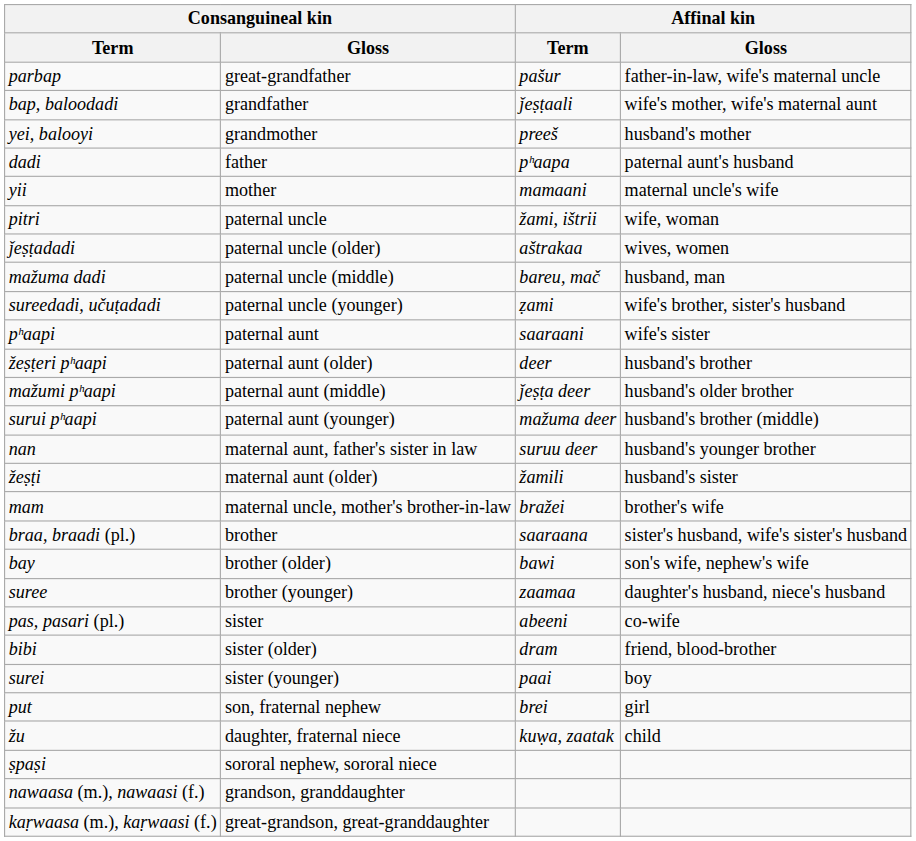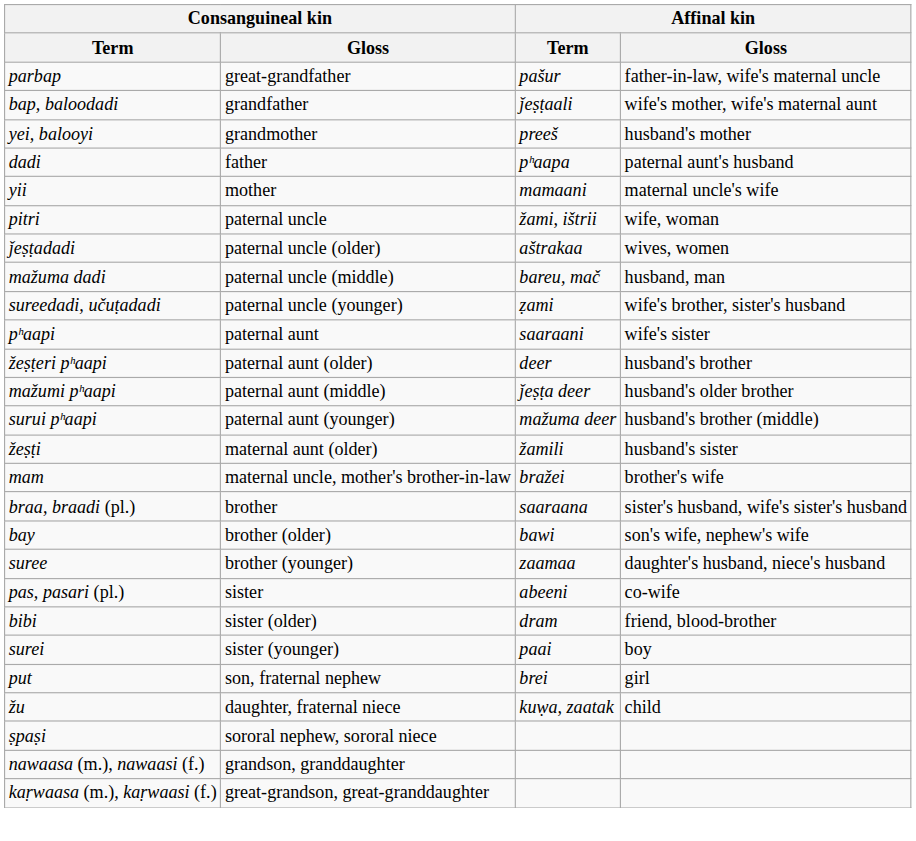- row: (22, 448)
